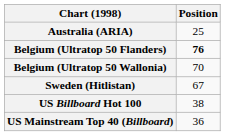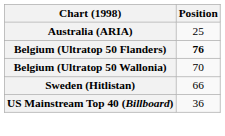(198, 85) 67 -> (198, 85) 66
- row: (90, 103)
